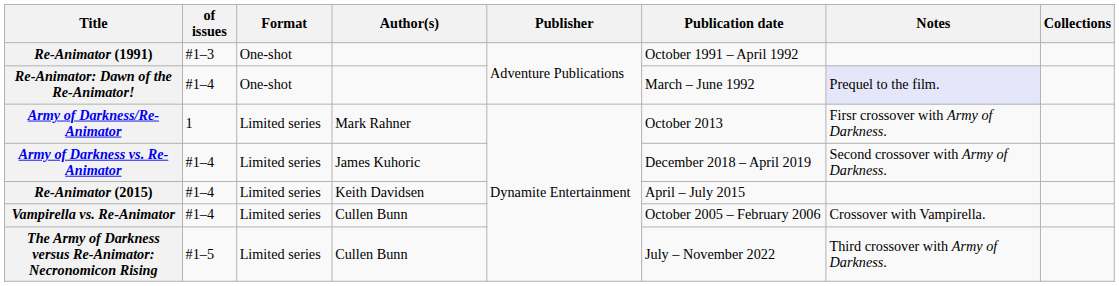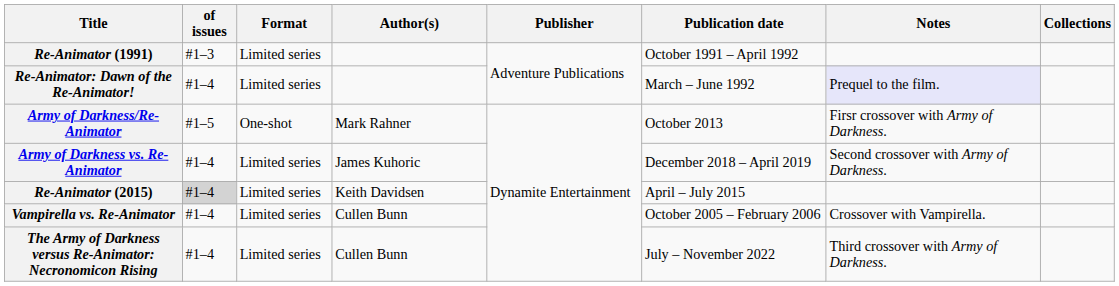(266, 54) One-shot -> (280, 54) Limited series
(266, 84) One-shot -> (280, 84) Limited series
(189, 123) 1 -> (200, 123) #1–5
(280, 123) Limited series -> (266, 123) One-shot
(200, 192) no background -> (200, 192) lightgrey background
(200, 253) #1–5 -> (200, 253) #1–4
